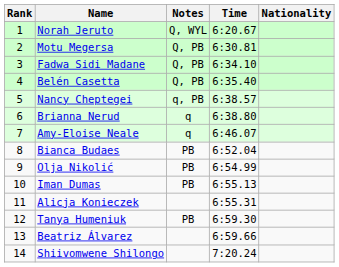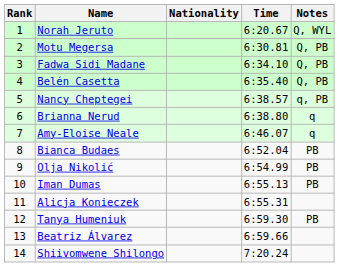columns swapped: (296, 13) <-> (188, 13)
